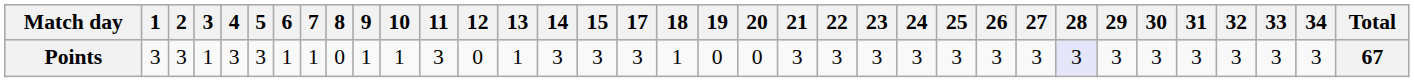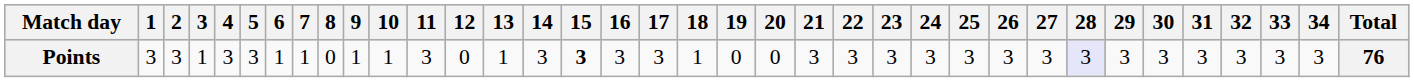+ column: (620, 21)
(597, 57) normal -> (581, 57) bold
(1372, 57) 67 -> (1373, 57) 76
